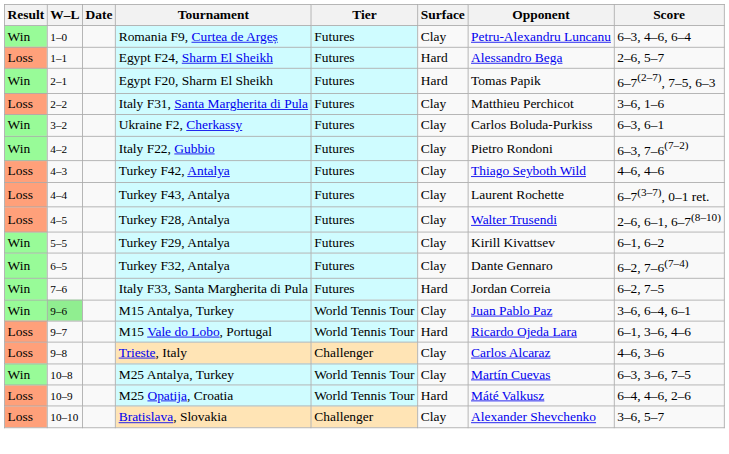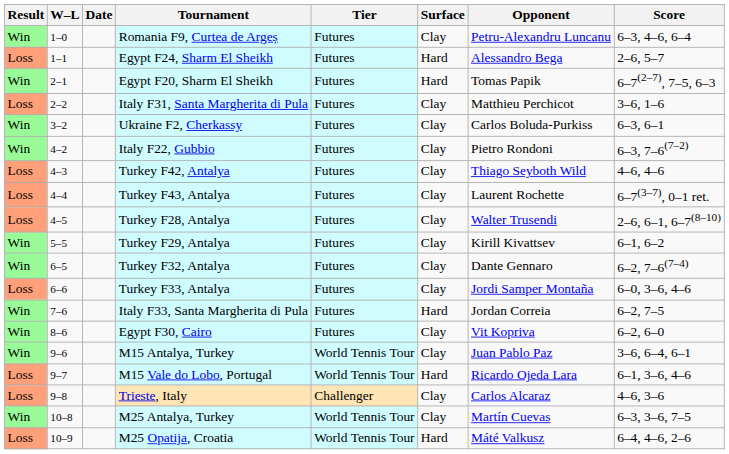+ row: (174, 289)
+ row: (165, 331)
(59, 311) lightgreen background -> (59, 353) no background
- row: (173, 417)
